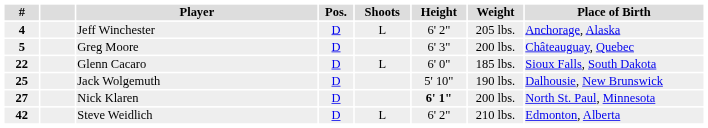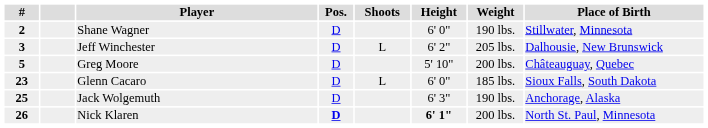+ row: (113, 29)
(22, 29) 4 -> (22, 46) 3
(573, 29) Anchorage, Alaska -> (594, 46) Dalhousie, New Brunswick
(439, 46) 6' 3" -> (439, 64) 5' 10"
(22, 64) 22 -> (22, 81) 23
(439, 81) 5' 10" -> (439, 98) 6' 3"
(594, 81) Dalhousie, New Brunswick -> (573, 98) Anchorage, Alaska
(22, 98) 27 -> (22, 115) 26
(336, 98) normal -> (336, 115) bold
- row: (115, 115)
